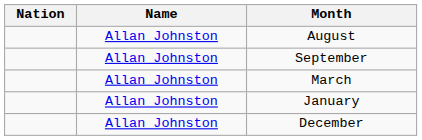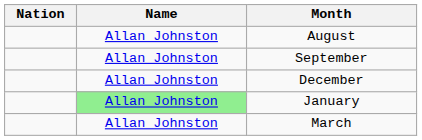rows swapped: (331, 124) <-> (331, 81)
(161, 103) no background -> (161, 103) lightgreen background
